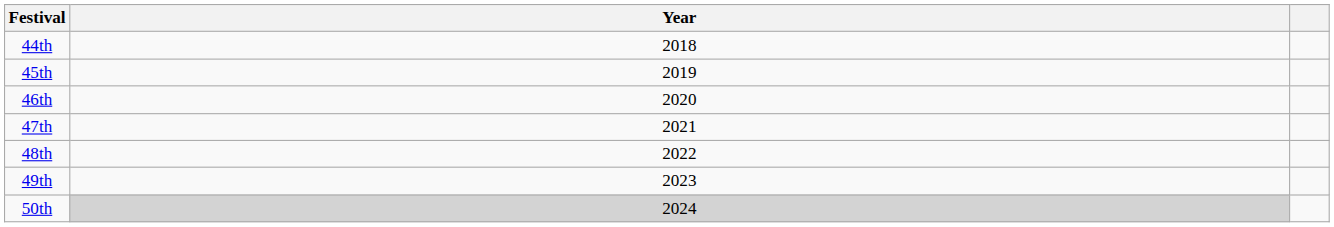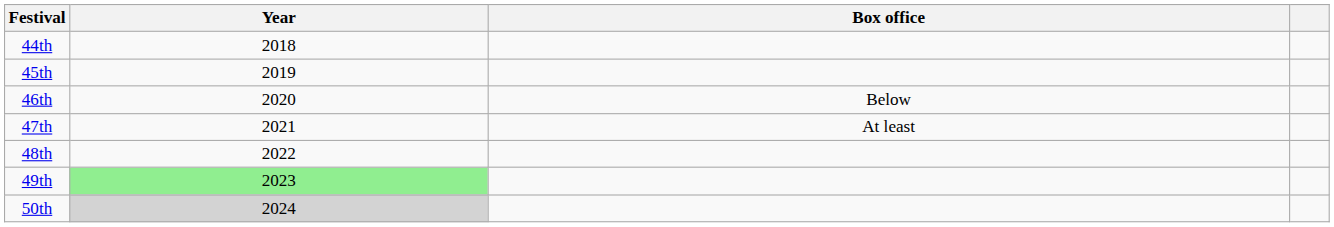+ column: (889, 18)
(679, 180) no background -> (279, 180) lightgreen background
